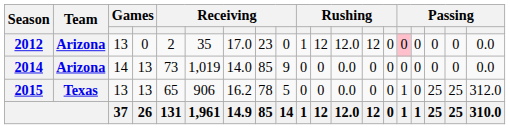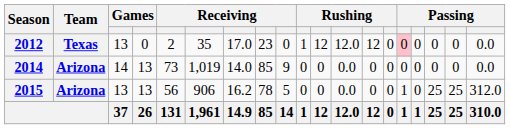(81, 44) Arizona -> (81, 44) Texas
(81, 90) Texas -> (81, 90) Arizona
(171, 90) 65 -> (171, 90) 56
